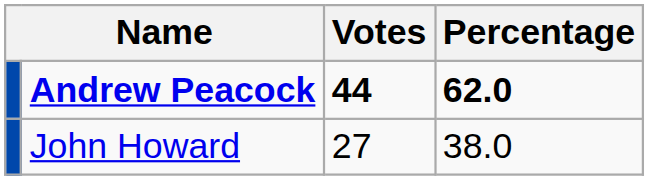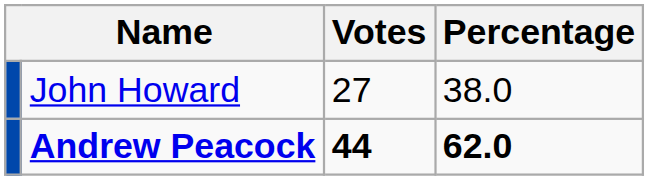rows swapped: (173, 89) <-> (135, 145)
